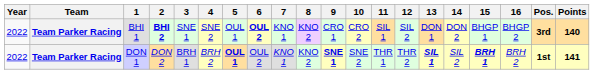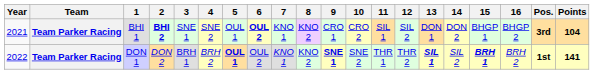(17, 31) 2022 -> (17, 31) 2021
(572, 31) 140 -> (572, 31) 104
